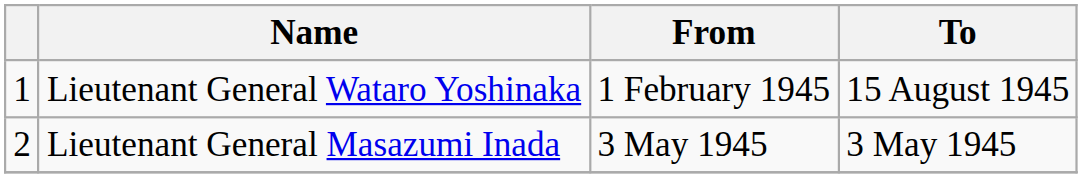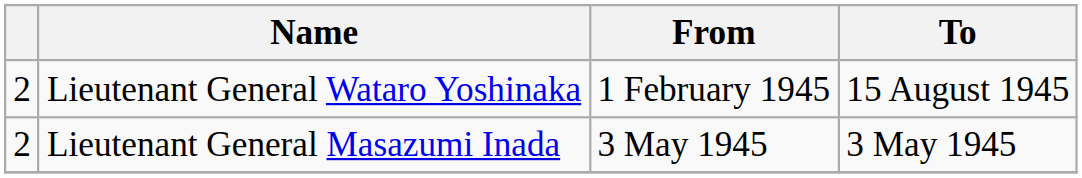(22, 88) 1 -> (22, 88) 2
